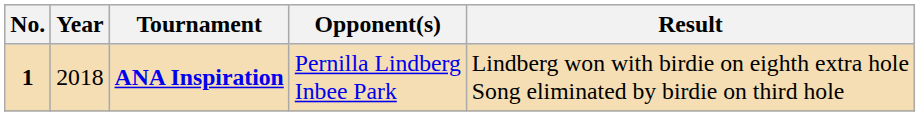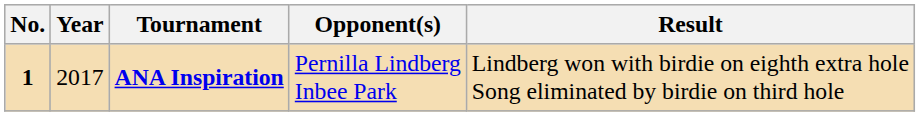(80, 77) 2018 -> (80, 77) 2017
